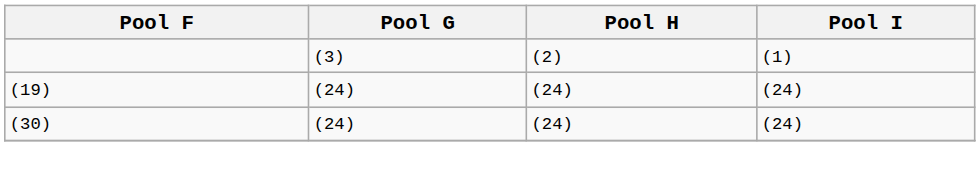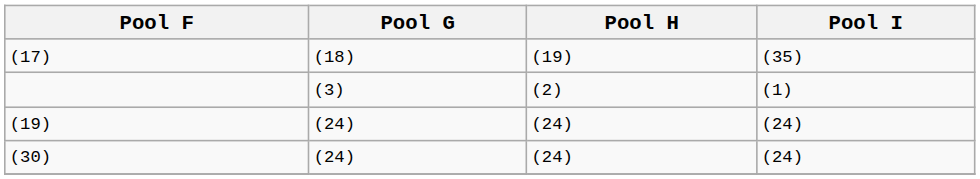+ row: (30, 57)
